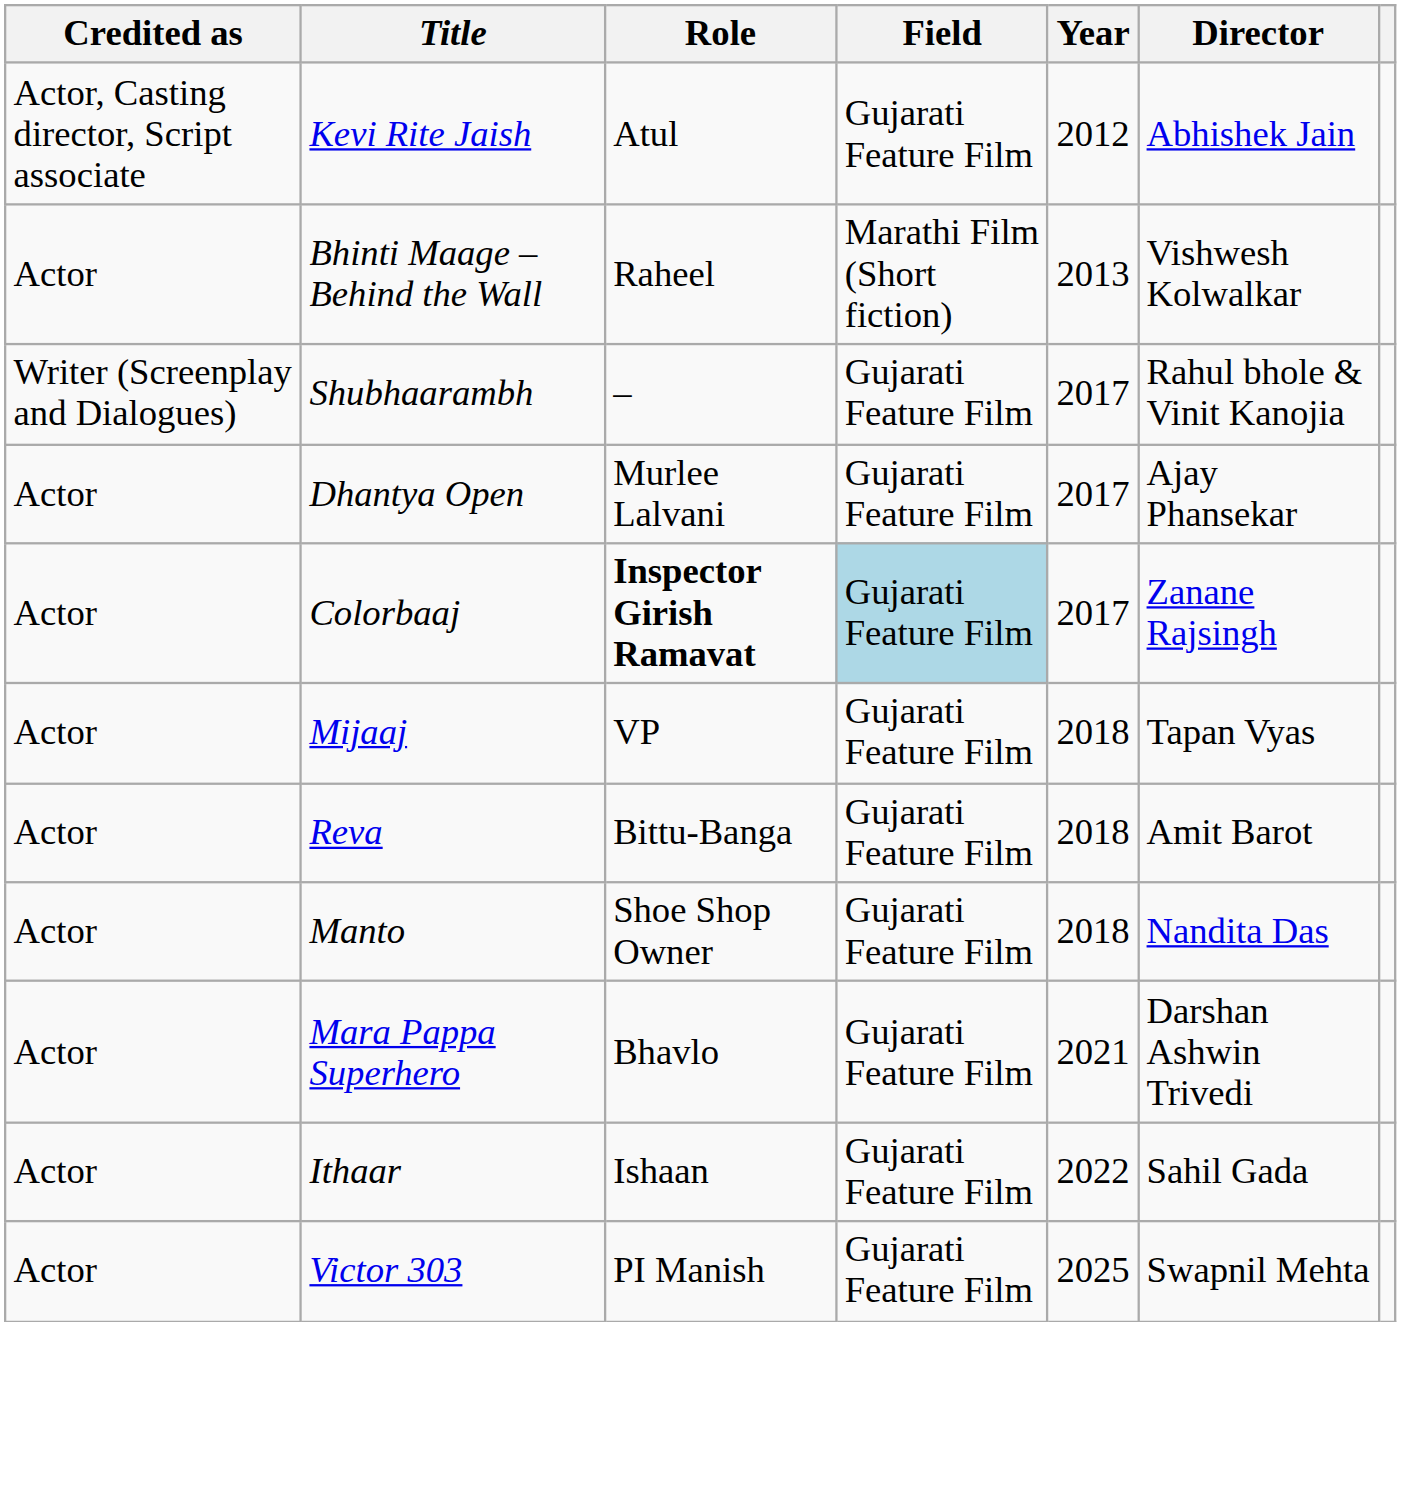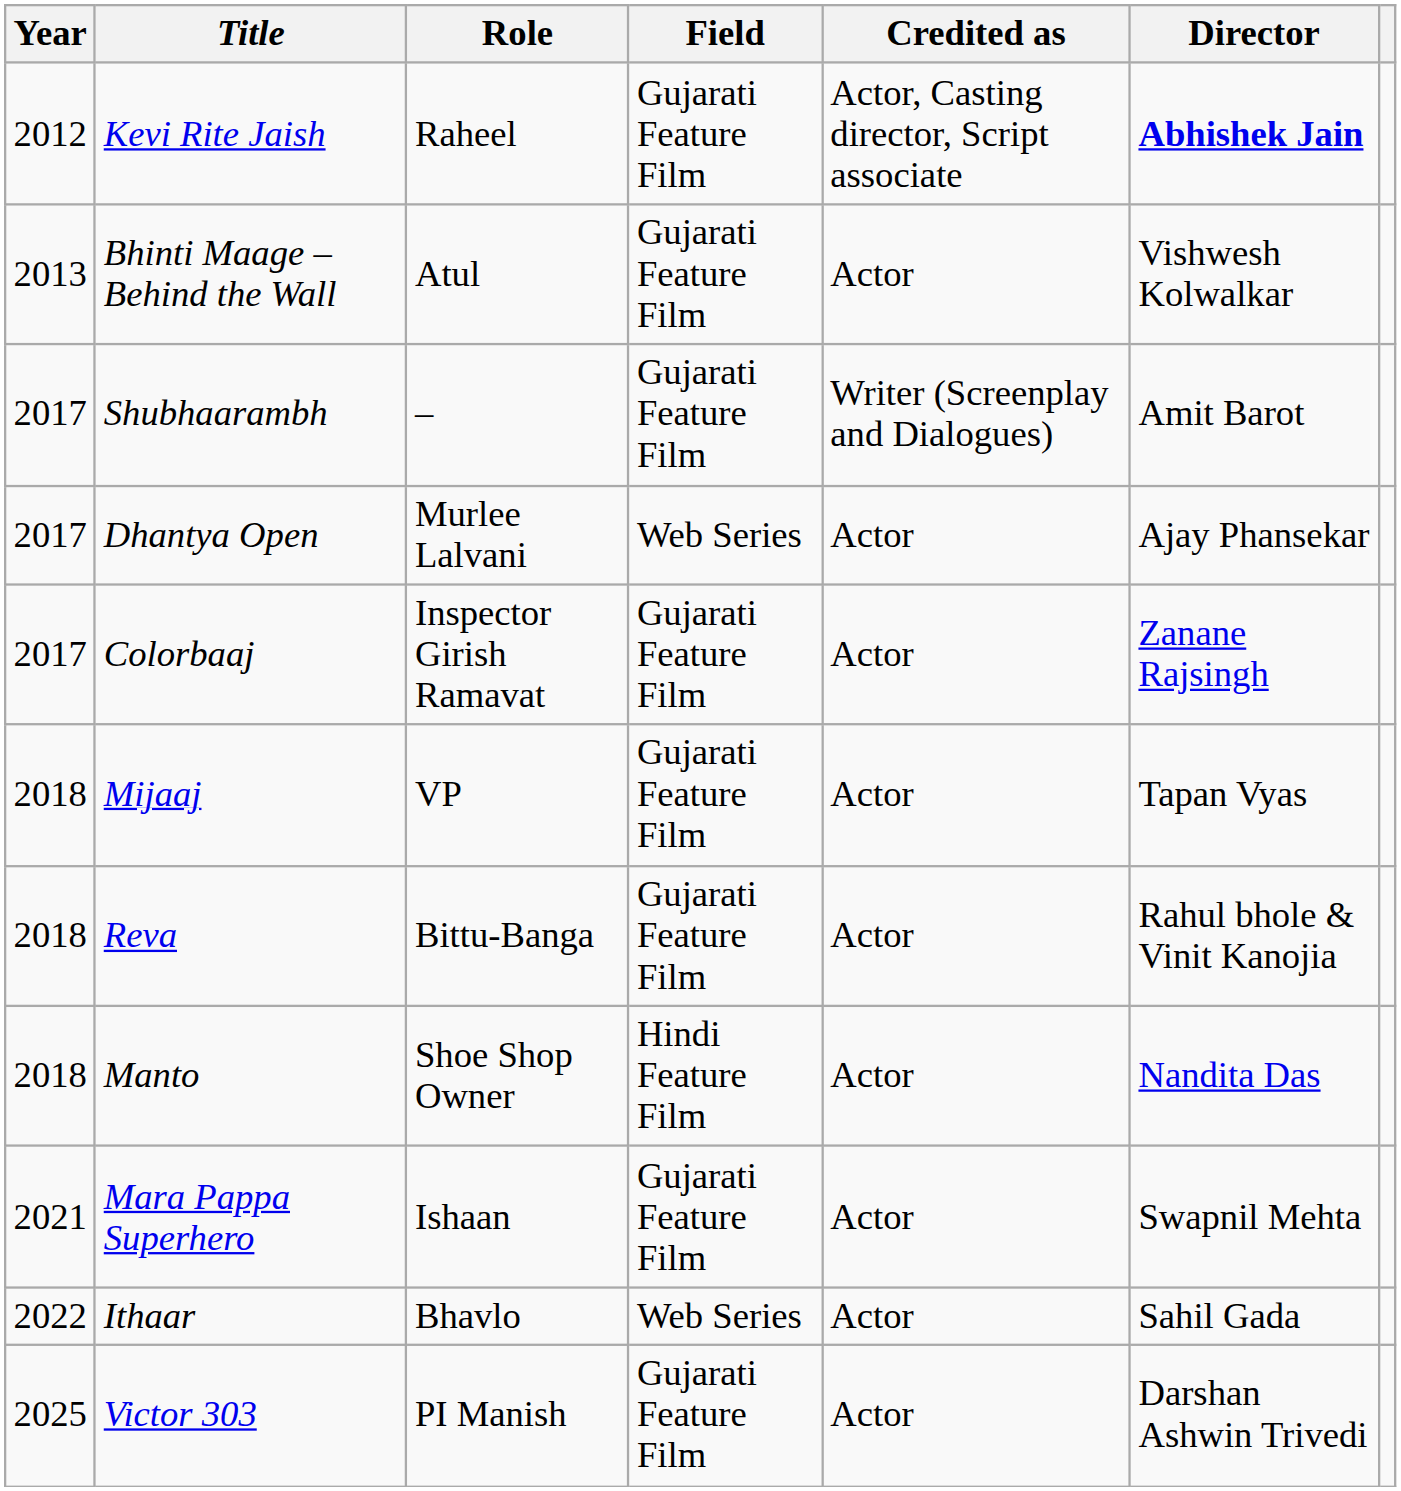columns swapped: (1093, 33) <-> (153, 33)
(646, 132) Atul -> (466, 132) Raheel
(1251, 132) normal -> (1251, 132) bold
(664, 273) Raheel -> (448, 273) Atul
(942, 273) Marathi Film (Short fiction) -> (697, 273) Gujarati Feature Film
(1254, 393) Rahul bhole & Vinit Kanojia -> (1221, 413) Amit Barot
(939, 492) Gujarati Feature Film -> (719, 533) Web Series
(687, 612) bold -> (483, 653) normal
(939, 612) lightblue background -> (697, 653) no background
(1230, 831) Amit Barot -> (1246, 934) Rahul bhole & Vinit Kanojia
(939, 931) Gujarati Feature Film -> (692, 1075) Hindi Feature Film
(666, 1051) Bhavlo -> (463, 1216) Ishaan
(1208, 1051) Darshan Ashwin Trivedi -> (1250, 1216) Swapnil Mehta
(661, 1171) Ishaan -> (468, 1315) Bhavlo
(939, 1171) Gujarati Feature Film -> (719, 1315) Web Series
(1258, 1270) Swapnil Mehta -> (1253, 1414) Darshan Ashwin Trivedi
